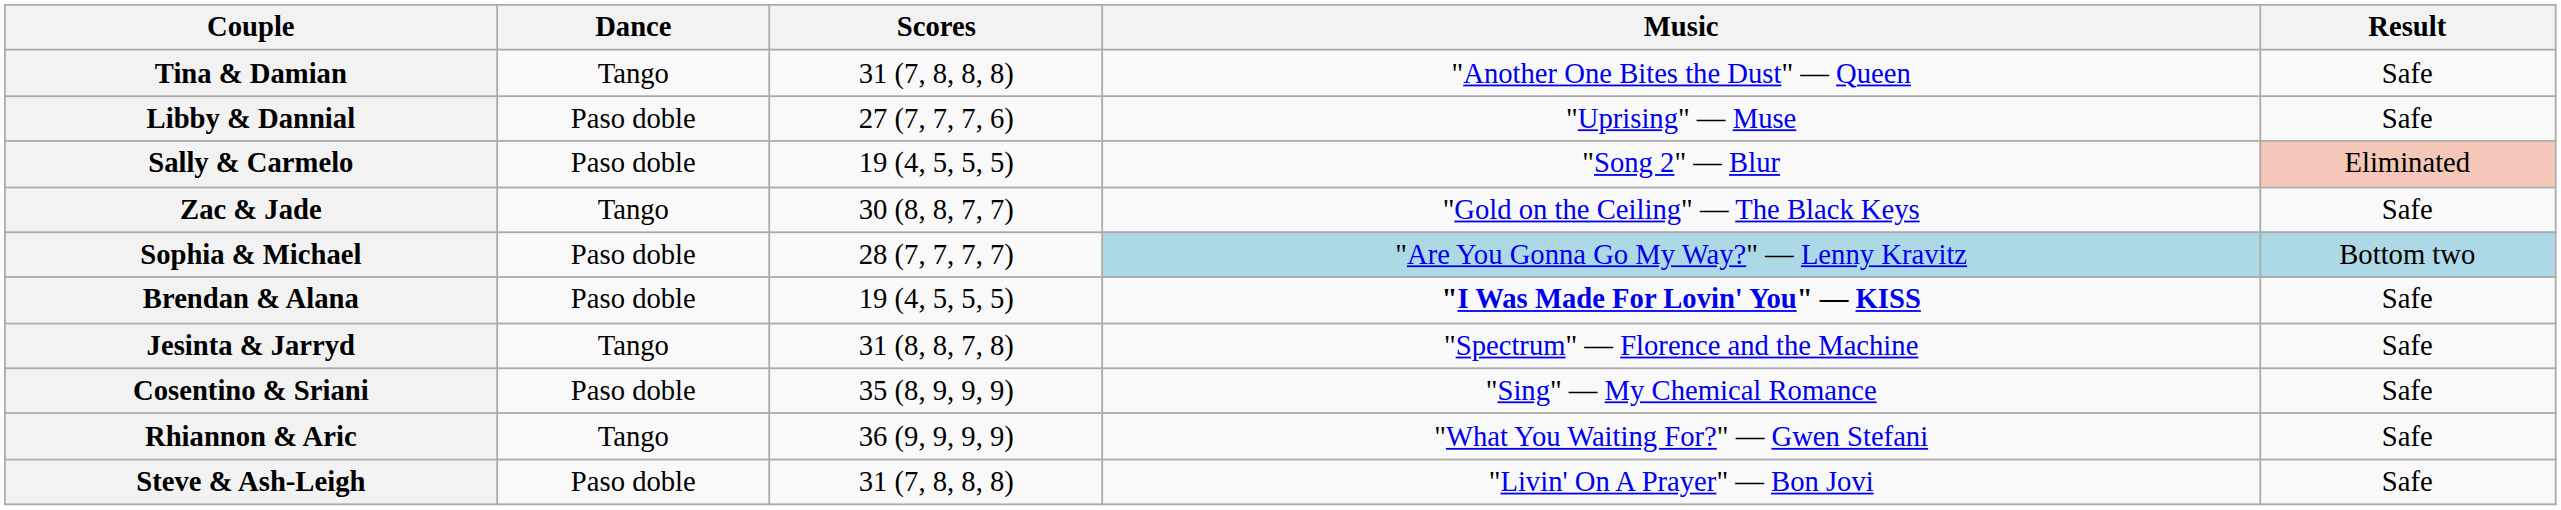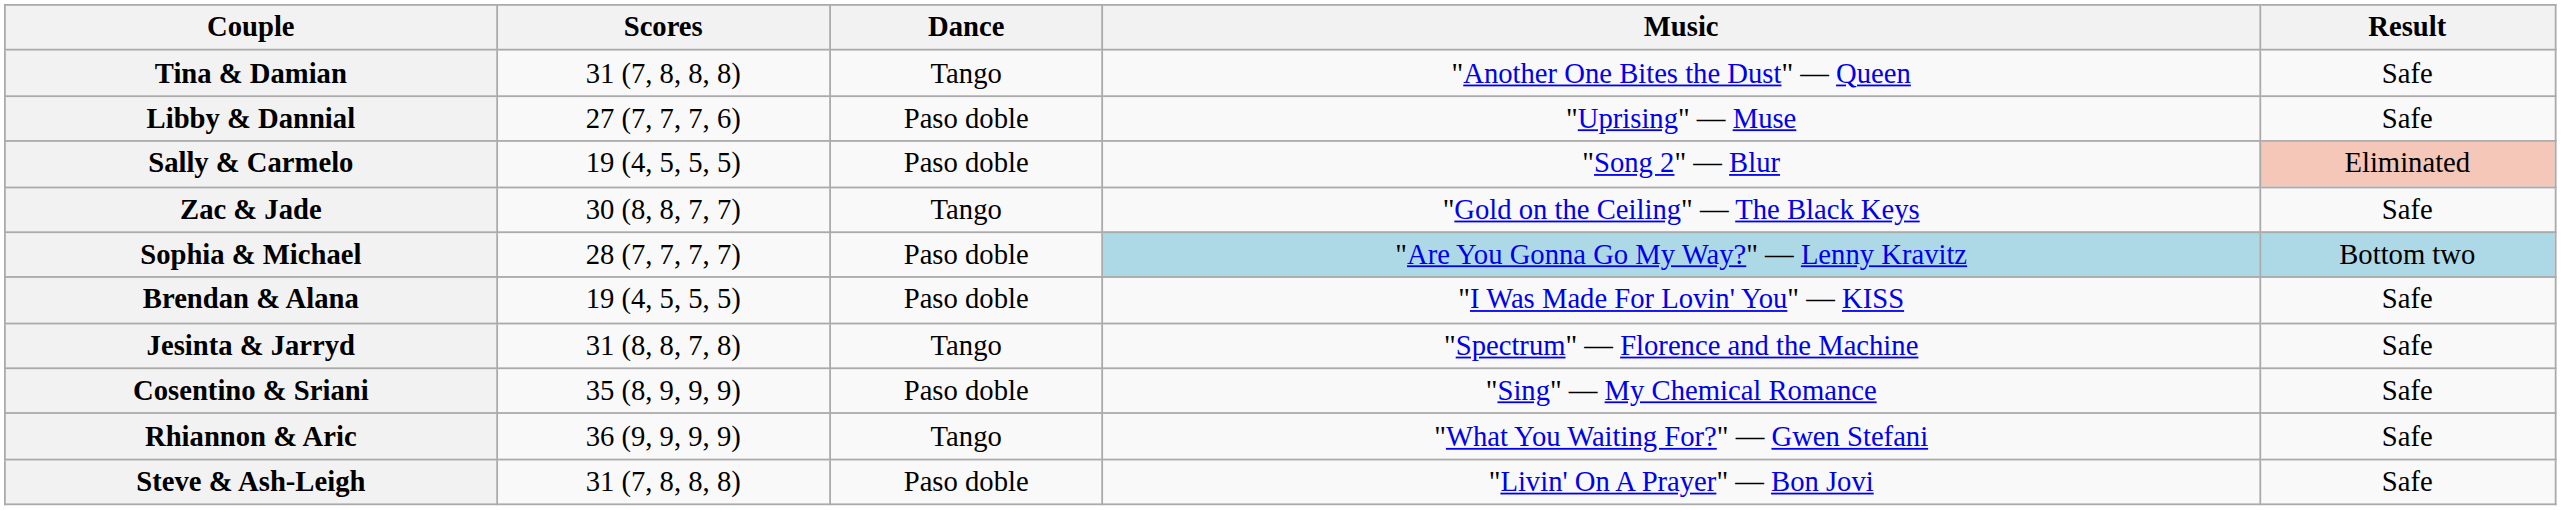columns swapped: (936, 27) <-> (633, 27)
(1681, 299) bold -> (1681, 299) normal
